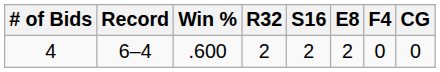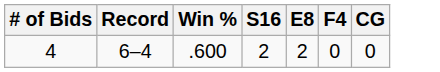- column: (264, 20)
